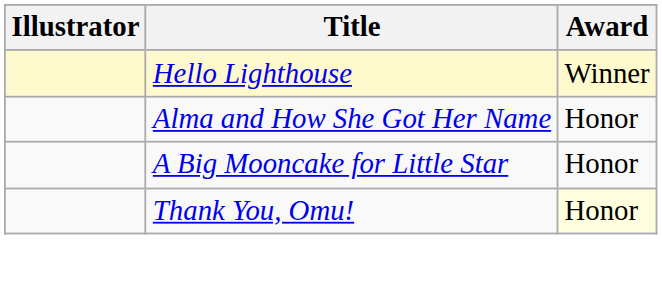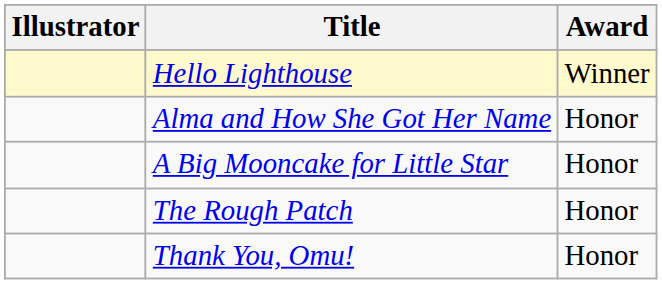+ row: (253, 210)
(601, 210) lightyellow background -> (601, 255) no background
